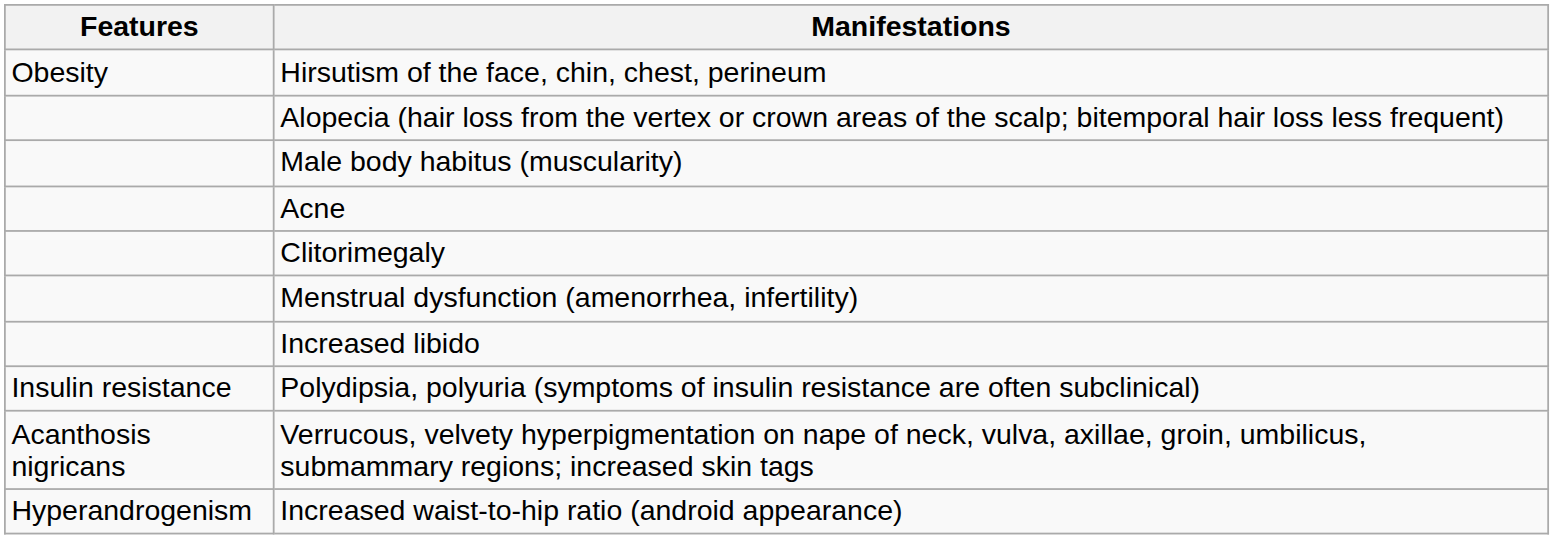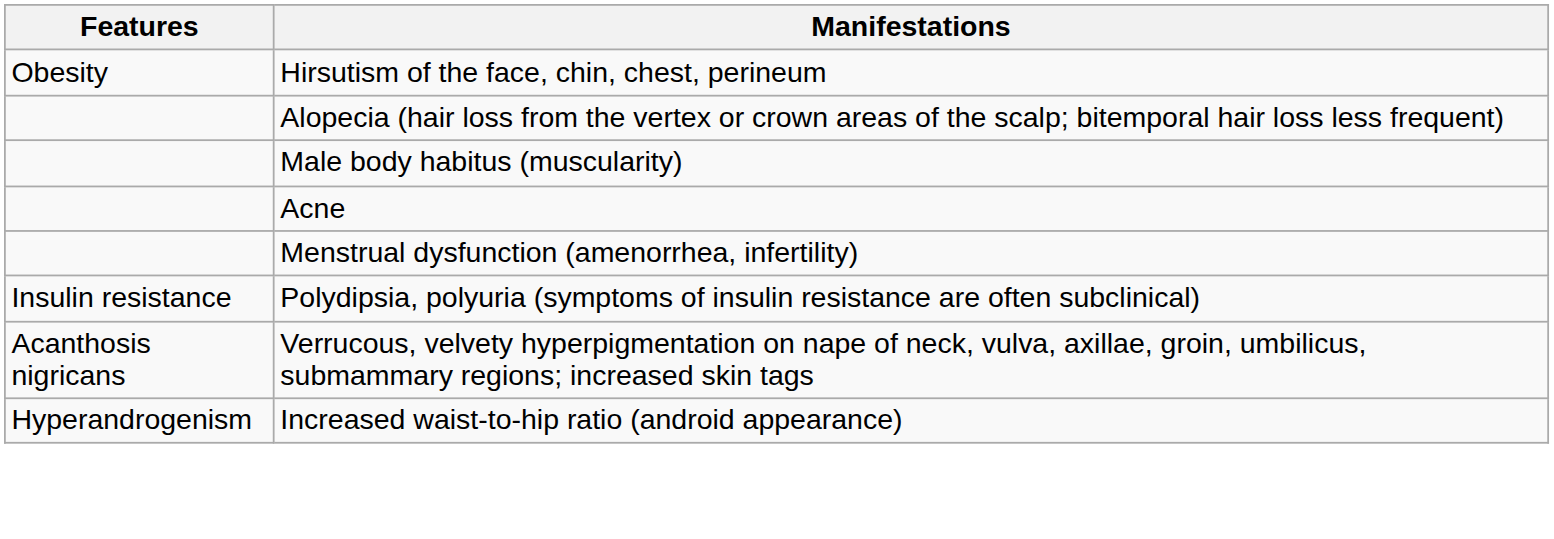- row: (363, 252)
- row: (380, 343)
